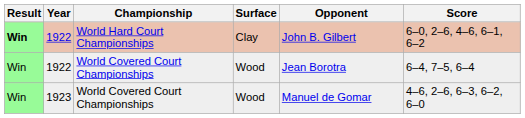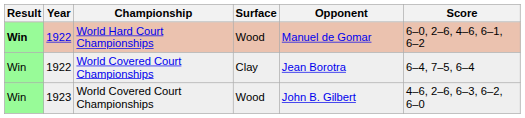(247, 37) Clay -> (250, 37) Wood
(319, 37) John B. Gilbert -> (327, 37) Manuel de Gomar
(250, 67) Wood -> (247, 67) Clay
(327, 98) Manuel de Gomar -> (319, 98) John B. Gilbert
